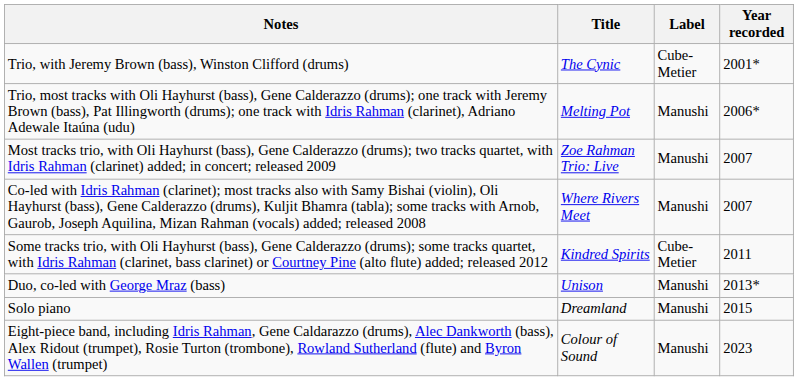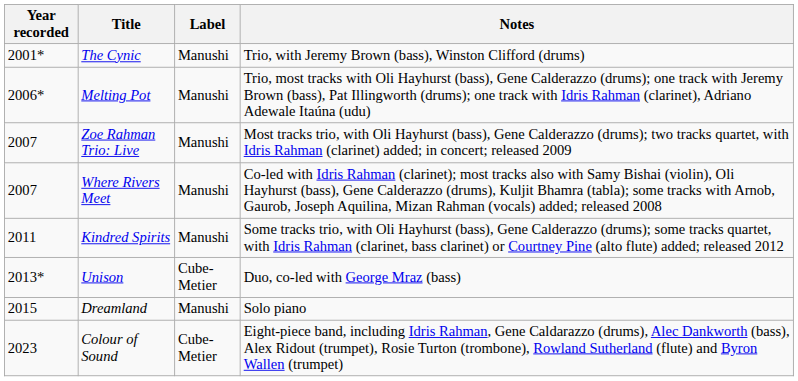columns swapped: (757, 24) <-> (281, 24)
(677, 63) Cube-Metier -> (203, 55) Manushi
(677, 254) Cube-Metier -> (203, 237) Manushi
(683, 285) Manushi -> (197, 277) Cube-Metier
(683, 348) Manushi -> (197, 348) Cube-Metier
